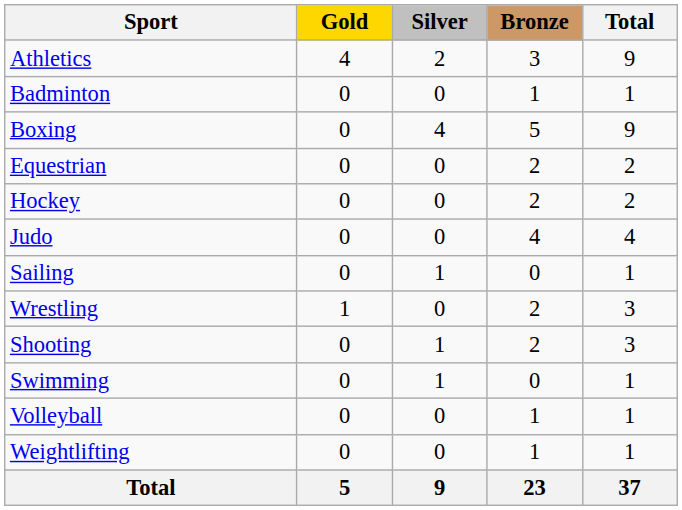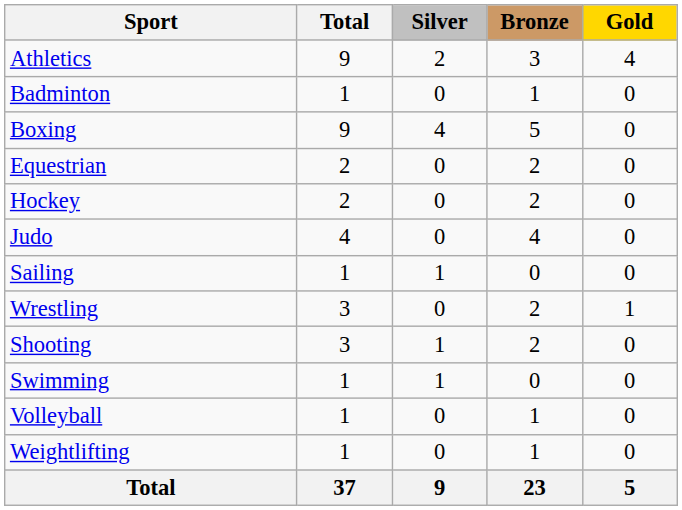columns swapped: (345, 22) <-> (630, 22)
